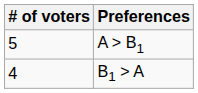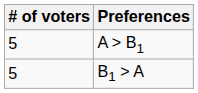(13, 73) 4 -> (13, 73) 5
